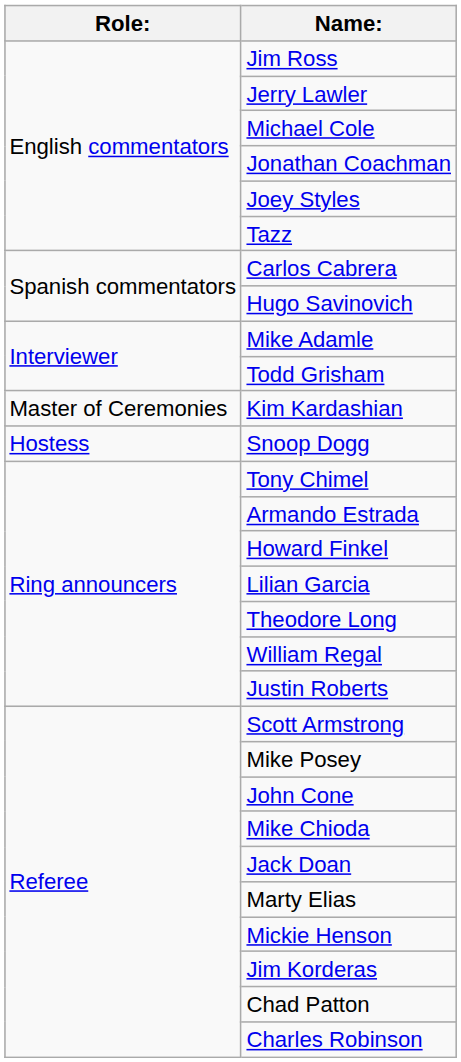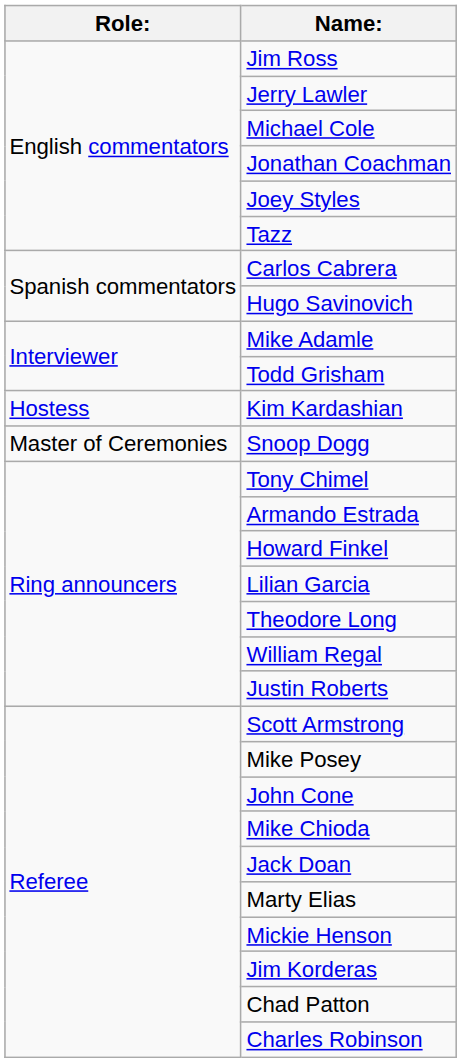(118, 409) Master of Ceremonies -> (49, 409) Hostess
(49, 444) Hostess -> (118, 444) Master of Ceremonies
